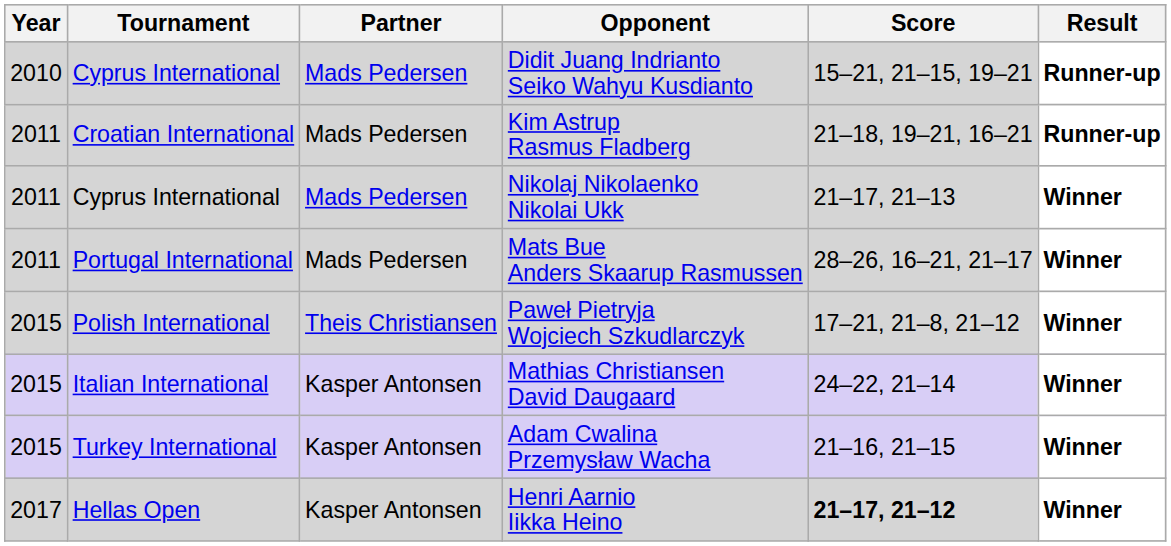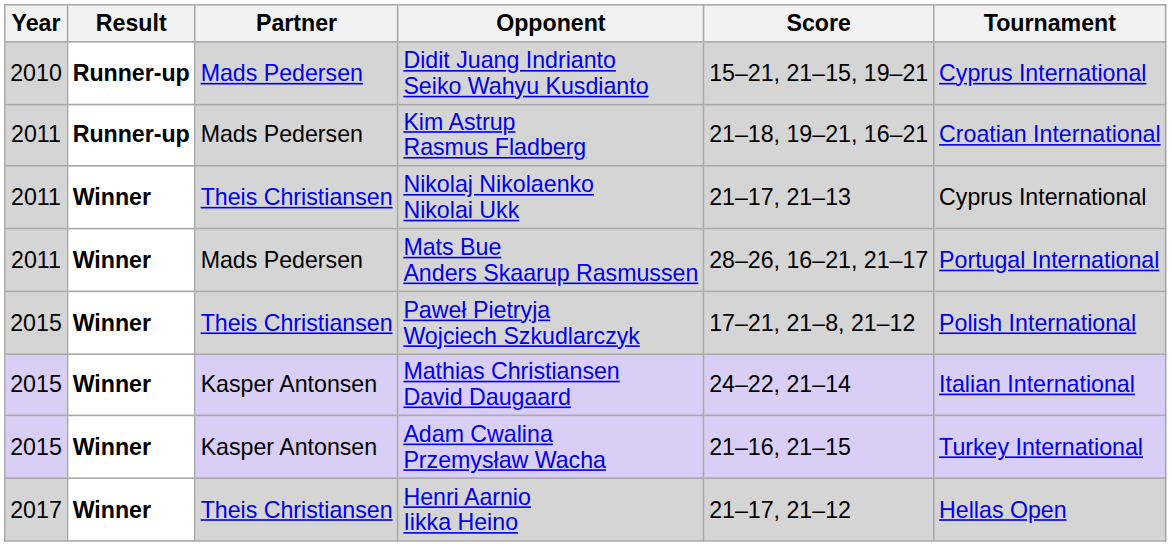columns swapped: (183, 24) <-> (1102, 24)
(386, 198) Mads Pedersen -> (297, 198) Theis Christiansen
(393, 510) Kasper Antonsen -> (297, 510) Theis Christiansen
(884, 510) bold -> (780, 510) normal
